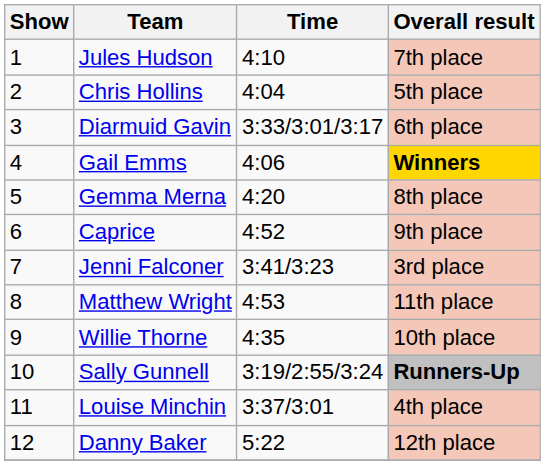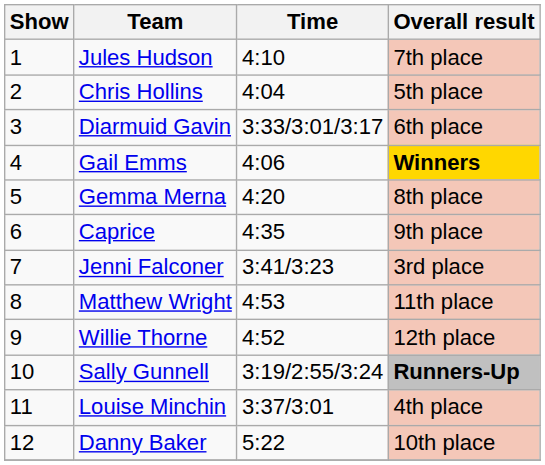(263, 232) 4:52 -> (263, 232) 4:35
(263, 337) 4:35 -> (263, 337) 4:52
(444, 337) 10th place -> (444, 337) 12th place
(444, 442) 12th place -> (444, 442) 10th place
